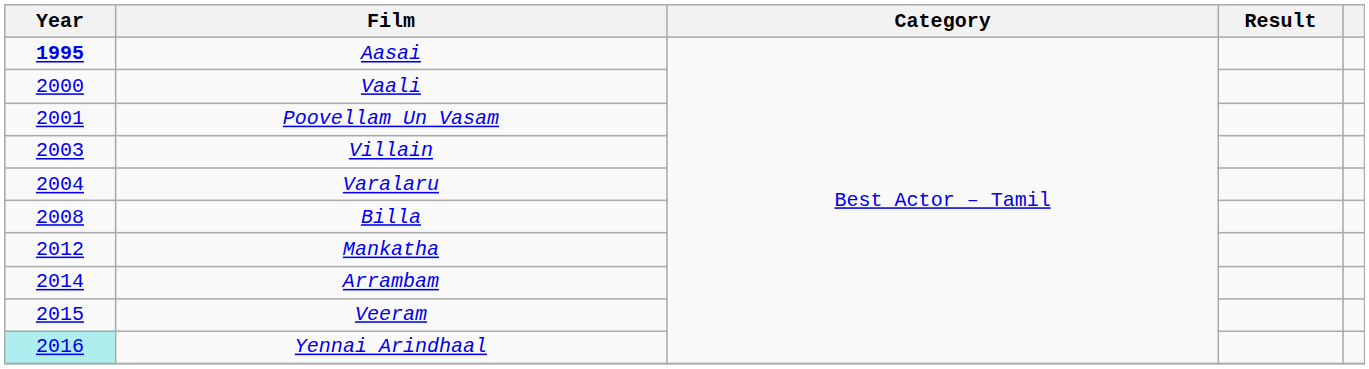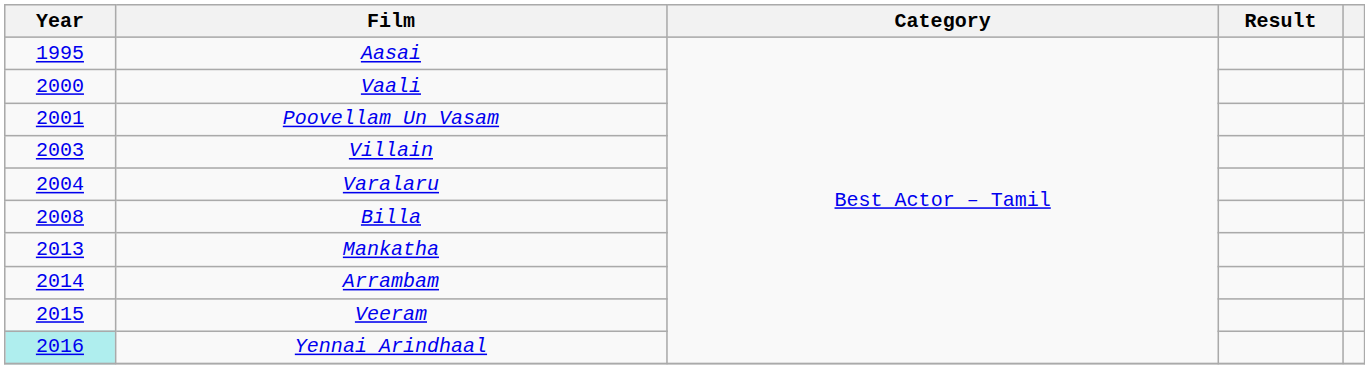(60, 54) bold -> (60, 54) normal
(60, 249) 2012 -> (60, 249) 2013
